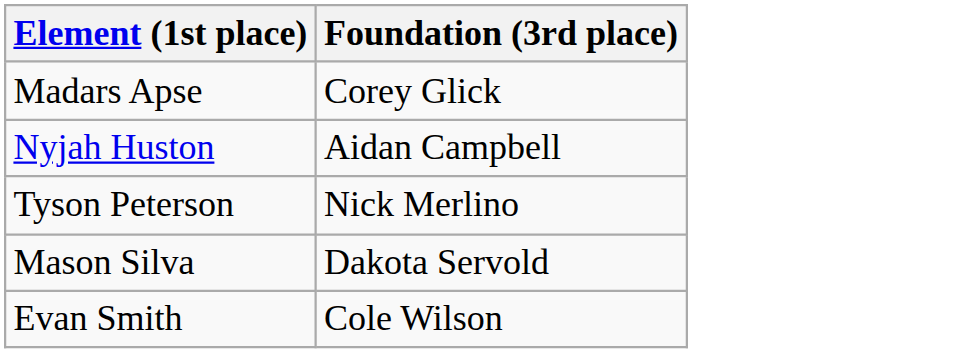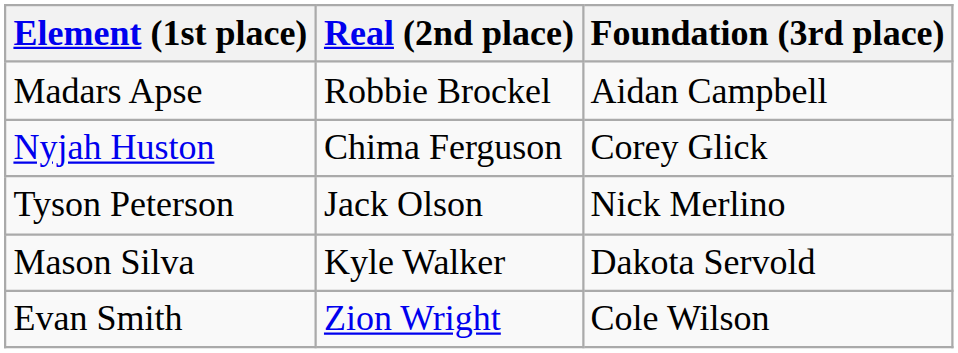+ column: (449, 33)
(412, 90) Corey Glick -> (709, 90) Aidan Campbell
(442, 147) Aidan Campbell -> (679, 147) Corey Glick
